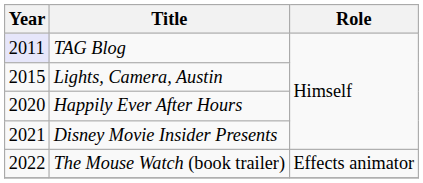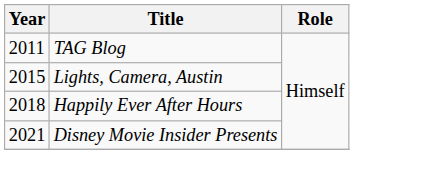(27, 47) lavender background -> (27, 47) no background
(27, 105) 2020 -> (27, 105) 2018
- row: (169, 163)
